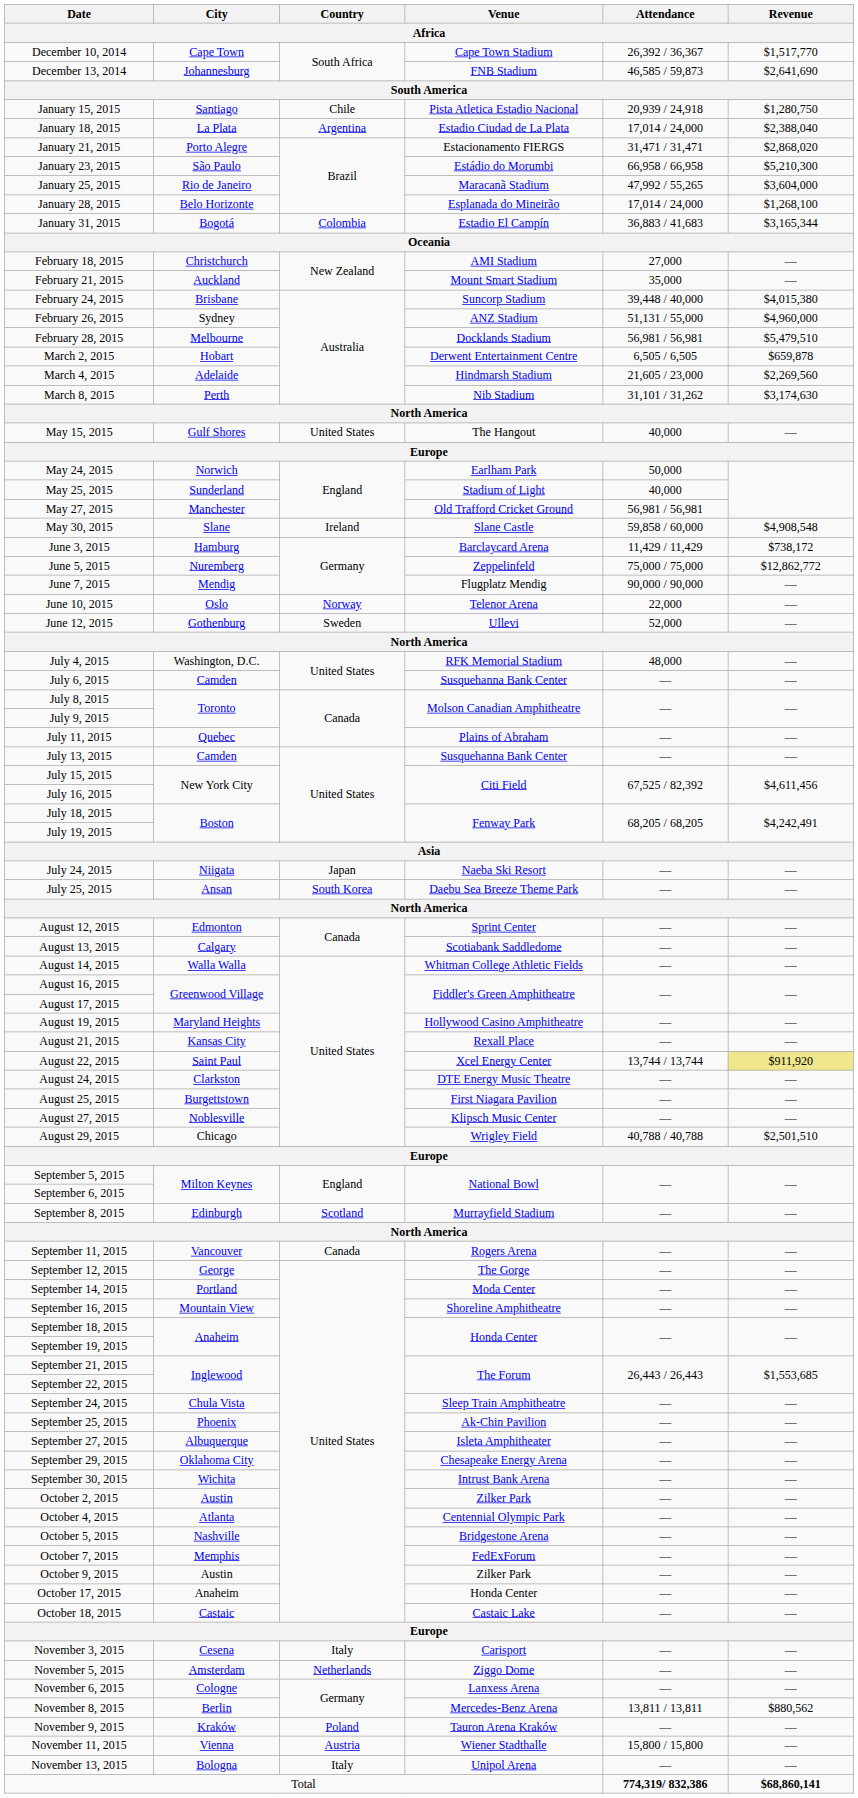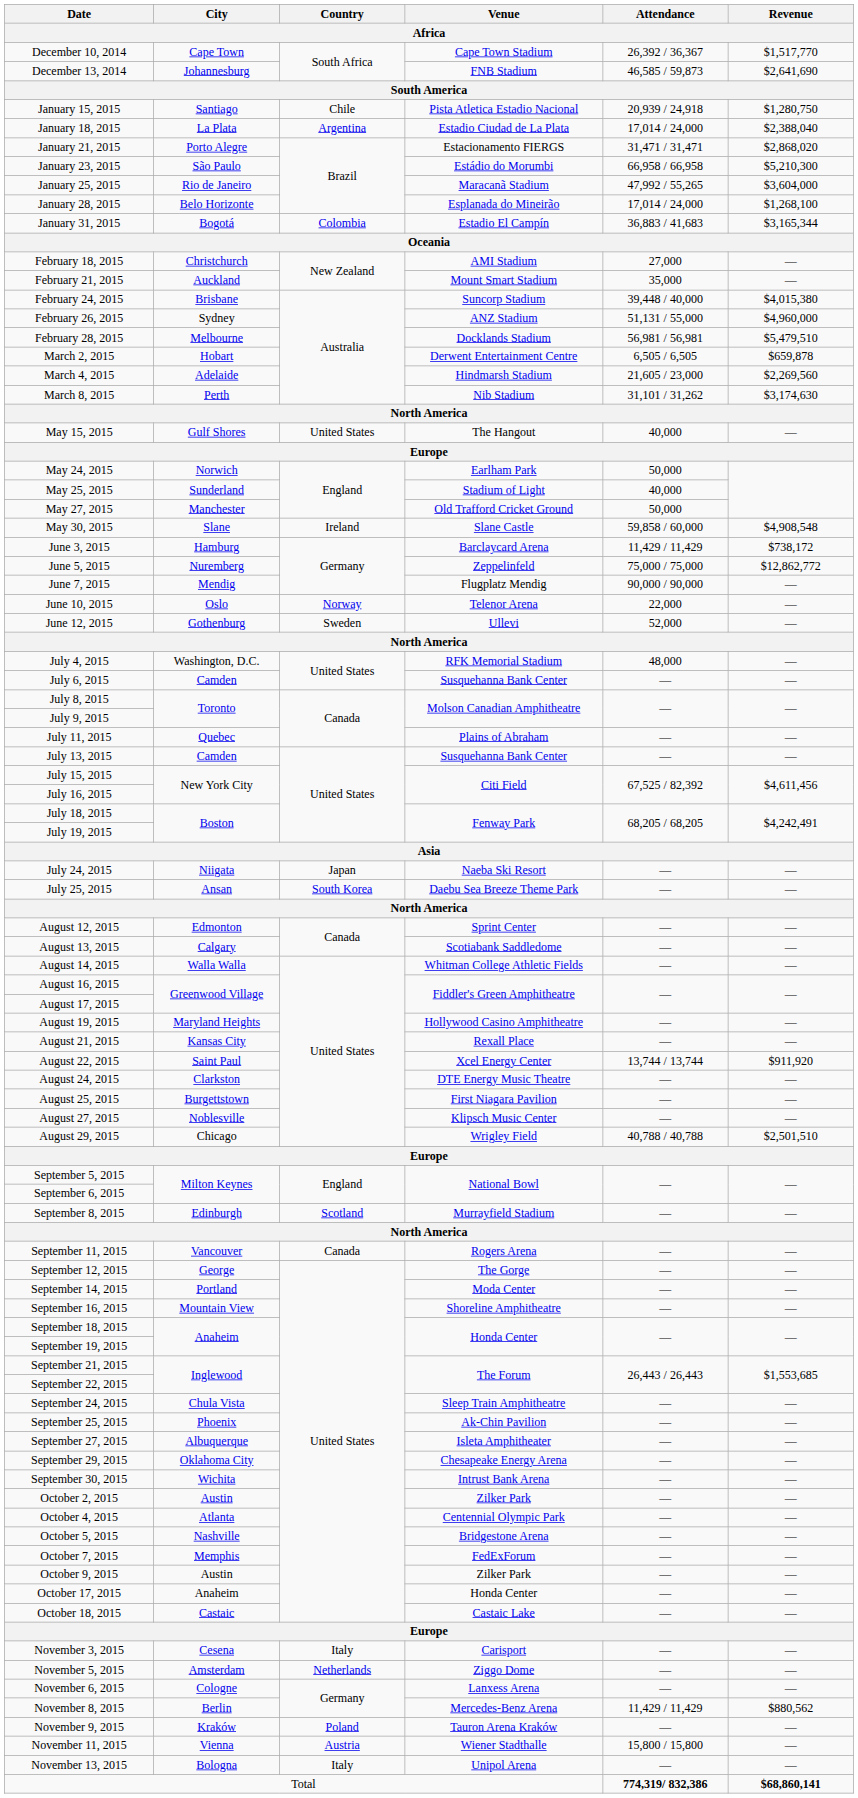(665, 508) 56,981 / 56,981 -> (665, 508) 50,000
(791, 1060) khaki background -> (791, 1060) no background
(665, 1707) 13,811 / 13,811 -> (665, 1707) 11,429 / 11,429
